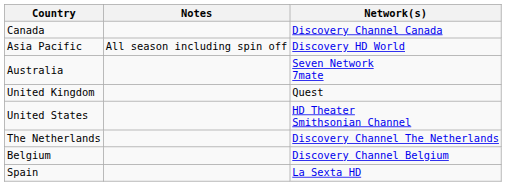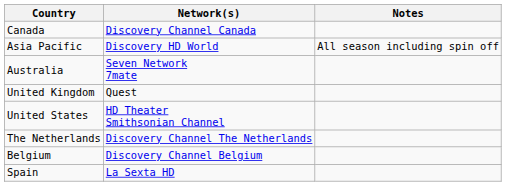columns swapped: (396, 13) <-> (197, 13)
